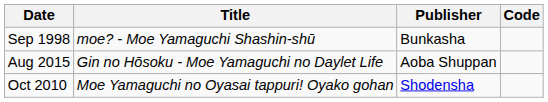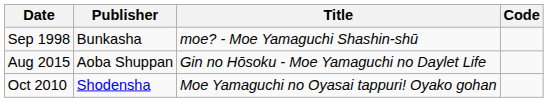columns swapped: (235, 16) <-> (448, 16)
